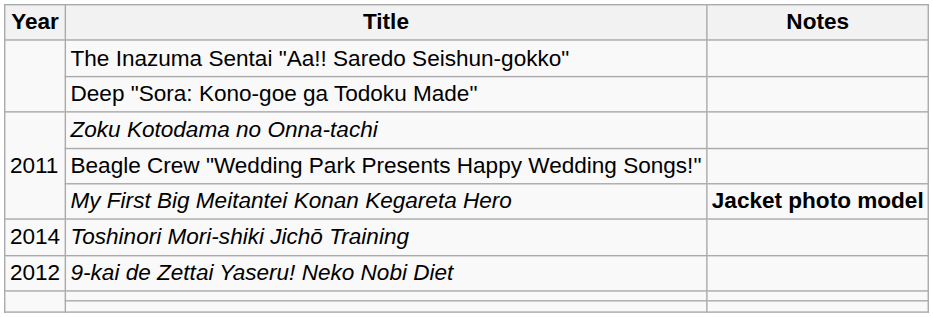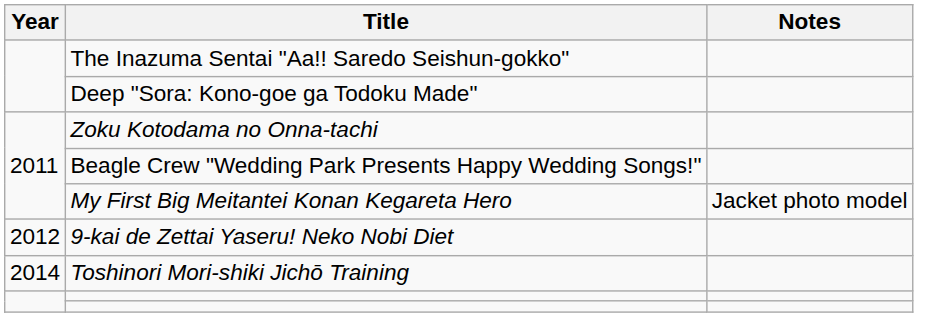(818, 201) bold -> (810, 201) normal
rows swapped: (35, 272) <-> (35, 237)
